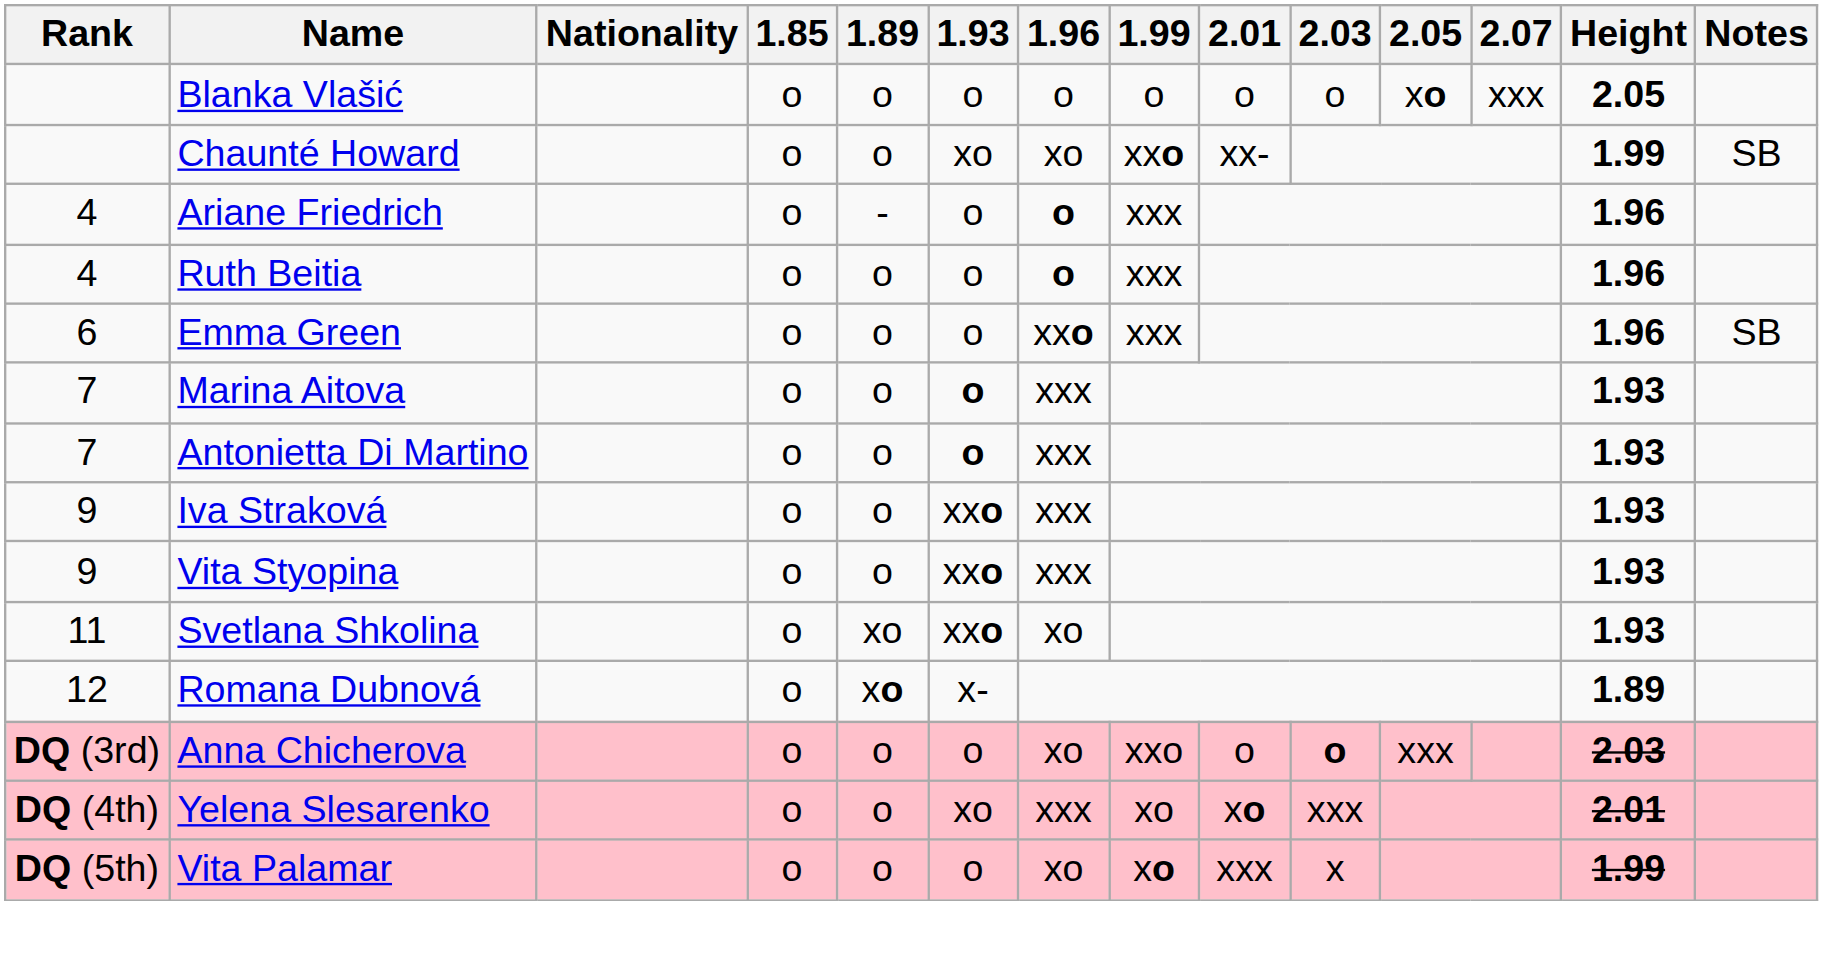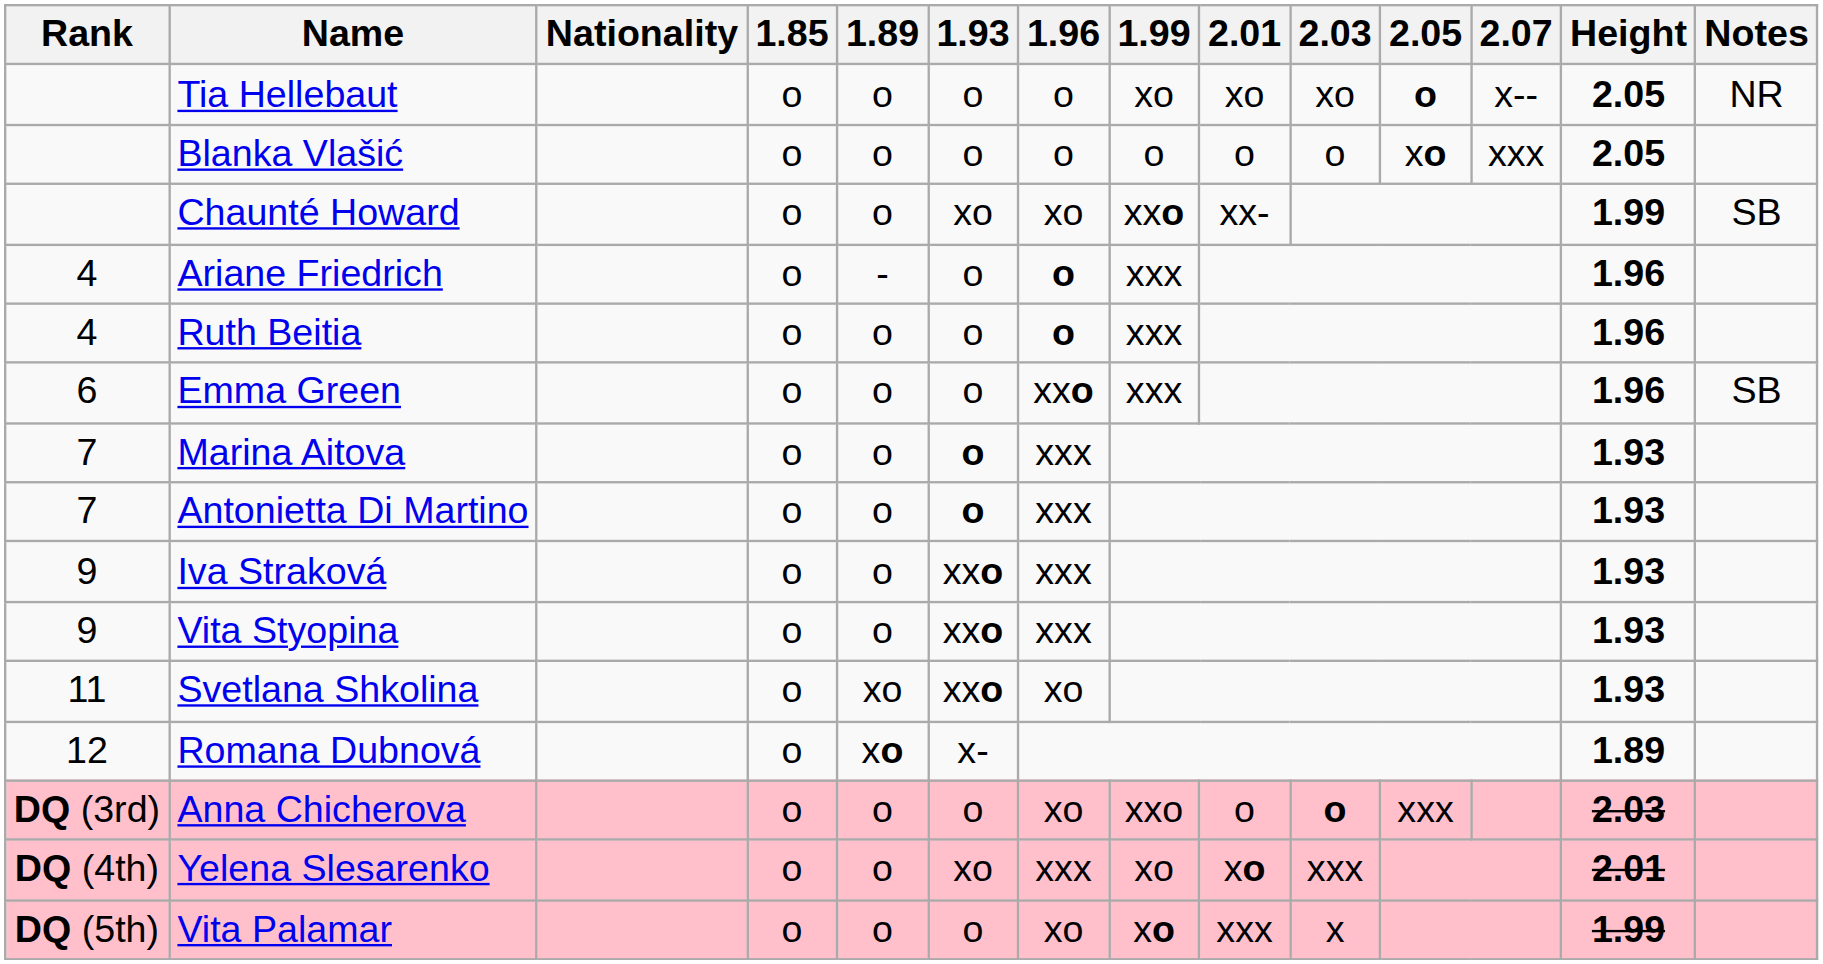+ row: (288, 93)
